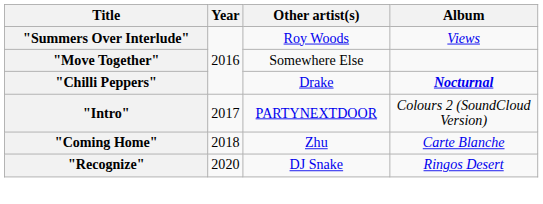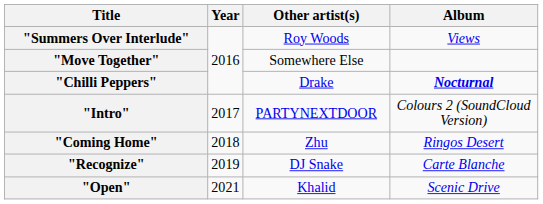(464, 143) Carte Blanche -> (464, 143) Ringos Desert
(225, 165) 2020 -> (225, 165) 2019
(464, 165) Ringos Desert -> (464, 165) Carte Blanche
+ row: (106, 187)
